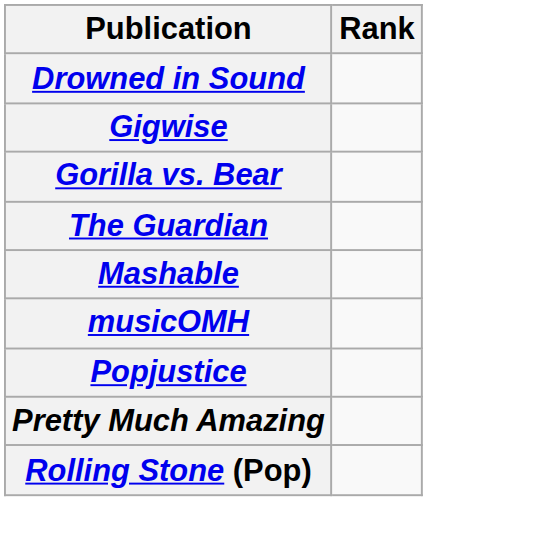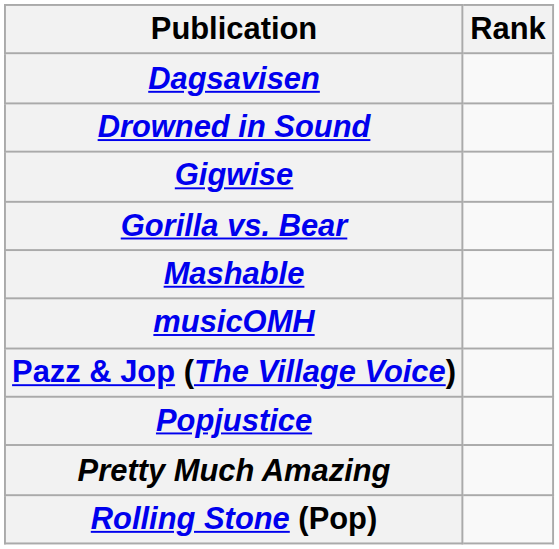+ row: (234, 77)
- row: (169, 224)
+ row: (234, 371)
